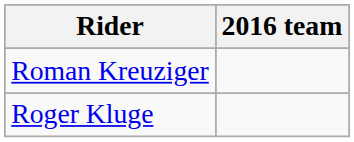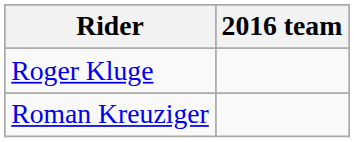rows swapped: (82, 114) <-> (110, 70)
